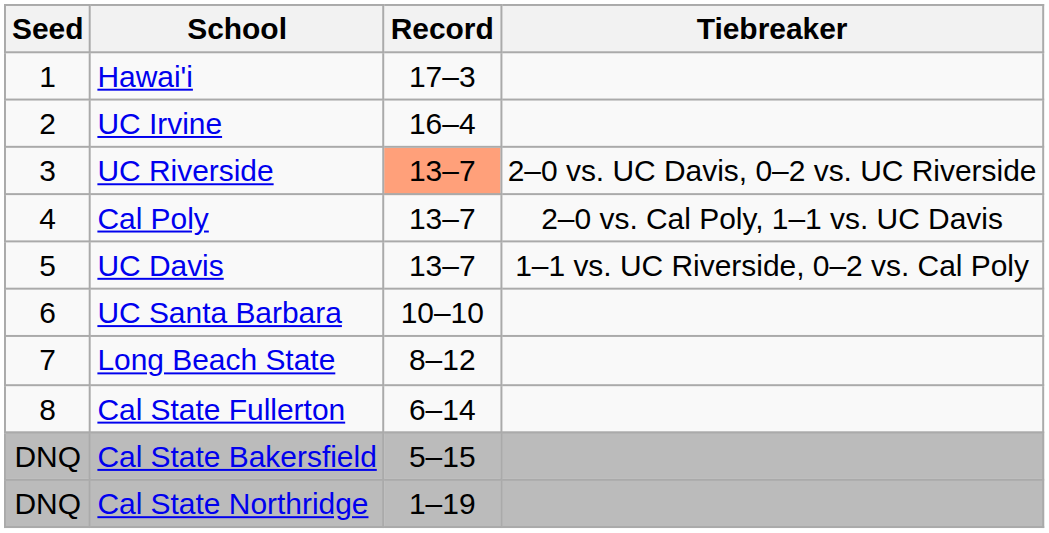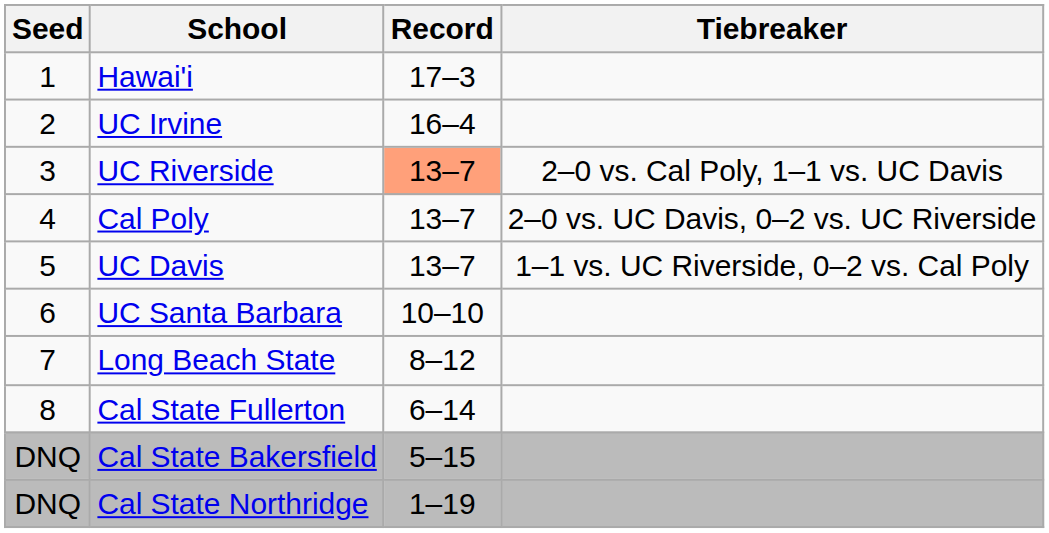(772, 171) 2–0 vs. UC Davis, 0–2 vs. UC Riverside -> (772, 171) 2–0 vs. Cal Poly, 1–1 vs. UC Davis
(772, 218) 2–0 vs. Cal Poly, 1–1 vs. UC Davis -> (772, 218) 2–0 vs. UC Davis, 0–2 vs. UC Riverside
